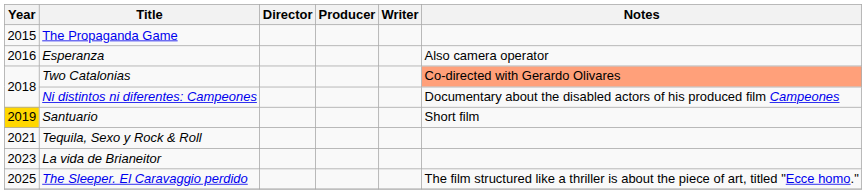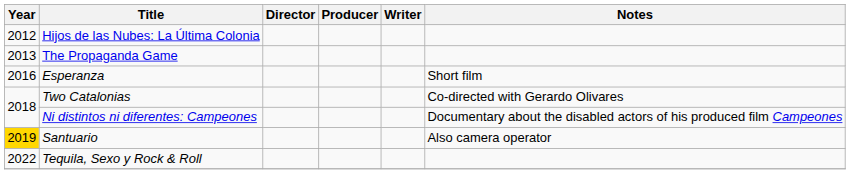+ row: (151, 35)
(22, 35) 2015 -> (22, 55) 2013
(487, 55) Also camera operator -> (455, 76) Short film
(523, 76) lightsalmon background -> (525, 96) no background
(452, 117) Short film -> (489, 138) Also camera operator
(22, 138) 2021 -> (22, 158) 2022
- row: (102, 158)
- row: (145, 179)
